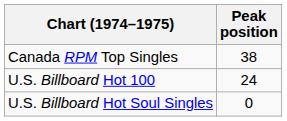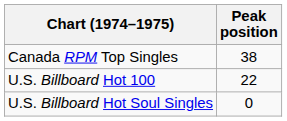(249, 80) 24 -> (249, 80) 22
